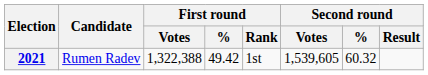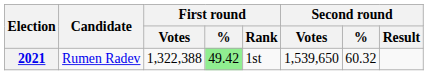(224, 59) no background -> (224, 59) lightgreen background
(311, 59) 1,539,605 -> (311, 59) 1,539,650
